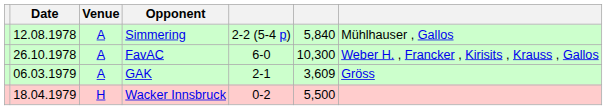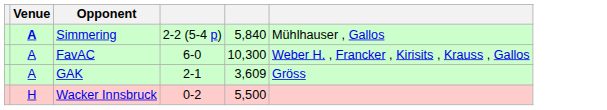- column: (45, 14)
(101, 34) normal -> (32, 34) bold
